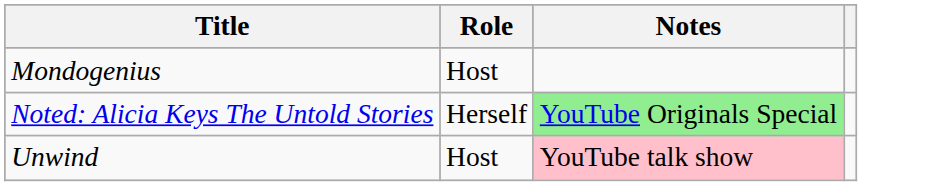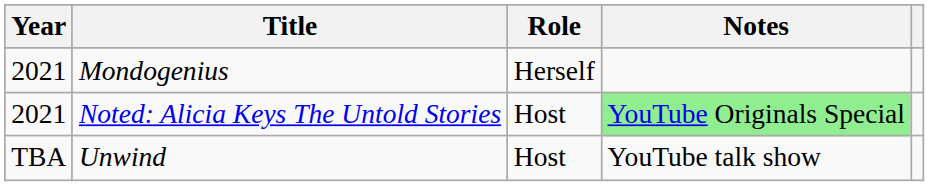+ column: (39, 26)
(472, 69) Host -> (554, 69) Herself
(487, 113) Herself -> (540, 113) Host
(646, 157) pink background -> (714, 157) no background
